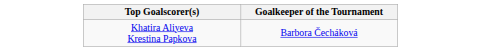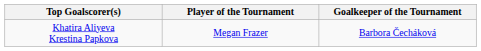+ column: (241, 12)
